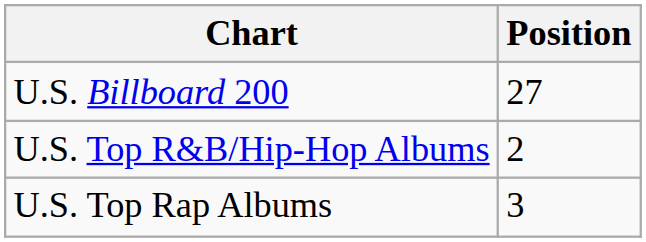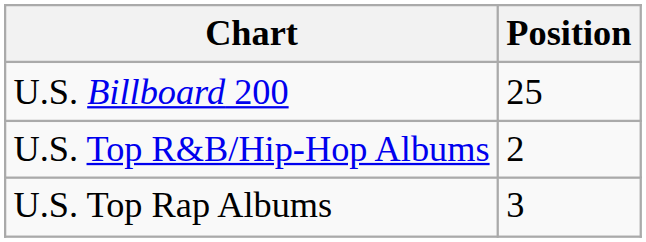(525, 90) 27 -> (525, 90) 25
